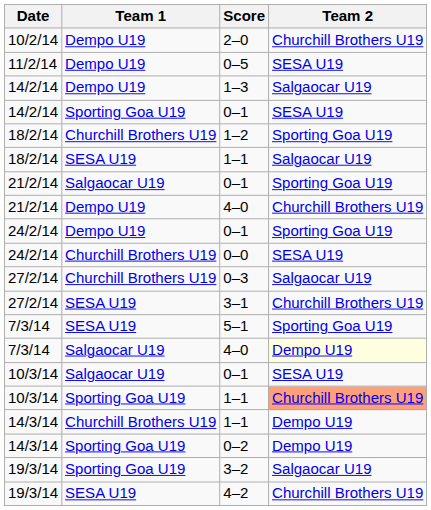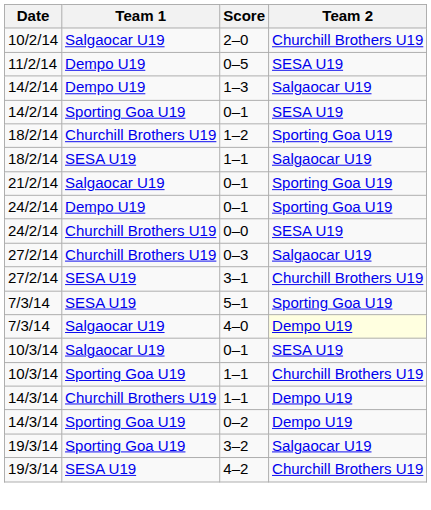(105, 40) Dempo U19 -> (115, 40) Salgaocar U19
- row: (33, 207)
(348, 398) lightsalmon background -> (348, 374) no background
